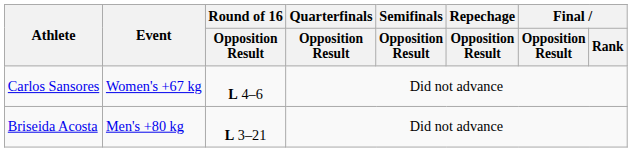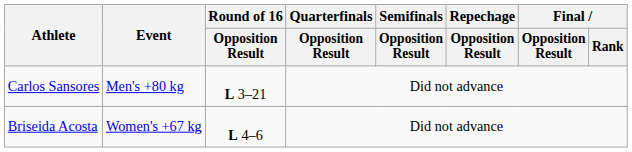(154, 86) Women's +67 kg -> (145, 86) Men's +80 kg
(246, 95) L 4–6 -> (246, 95) L 3–21
(145, 127) Men's +80 kg -> (154, 127) Women's +67 kg
(246, 135) L 3–21 -> (246, 135) L 4–6
